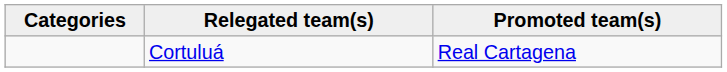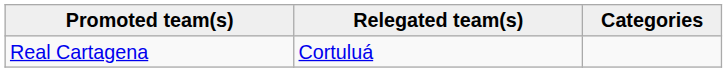columns swapped: (75, 20) <-> (577, 20)
